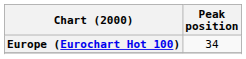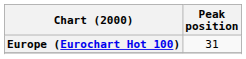(212, 44) 34 -> (212, 44) 31
